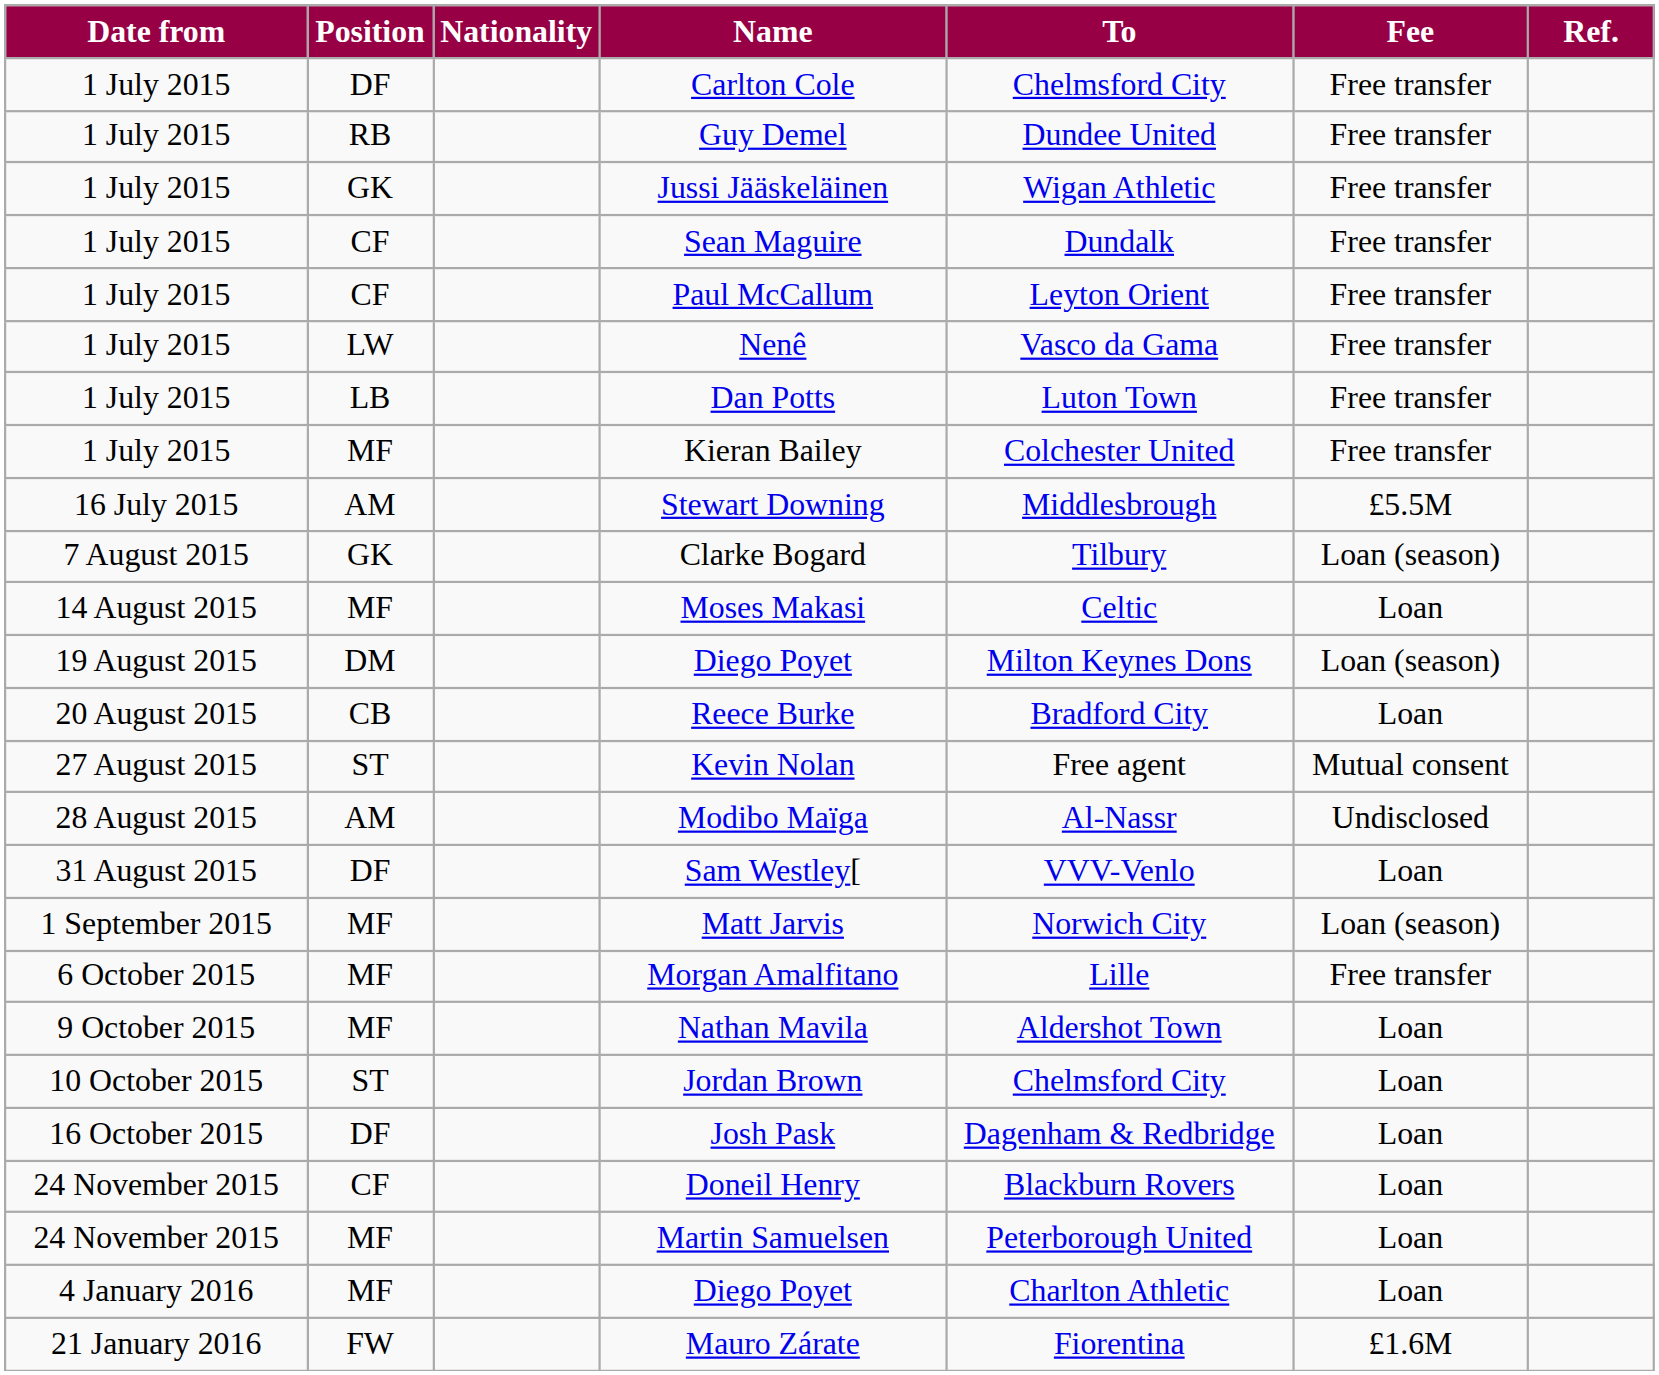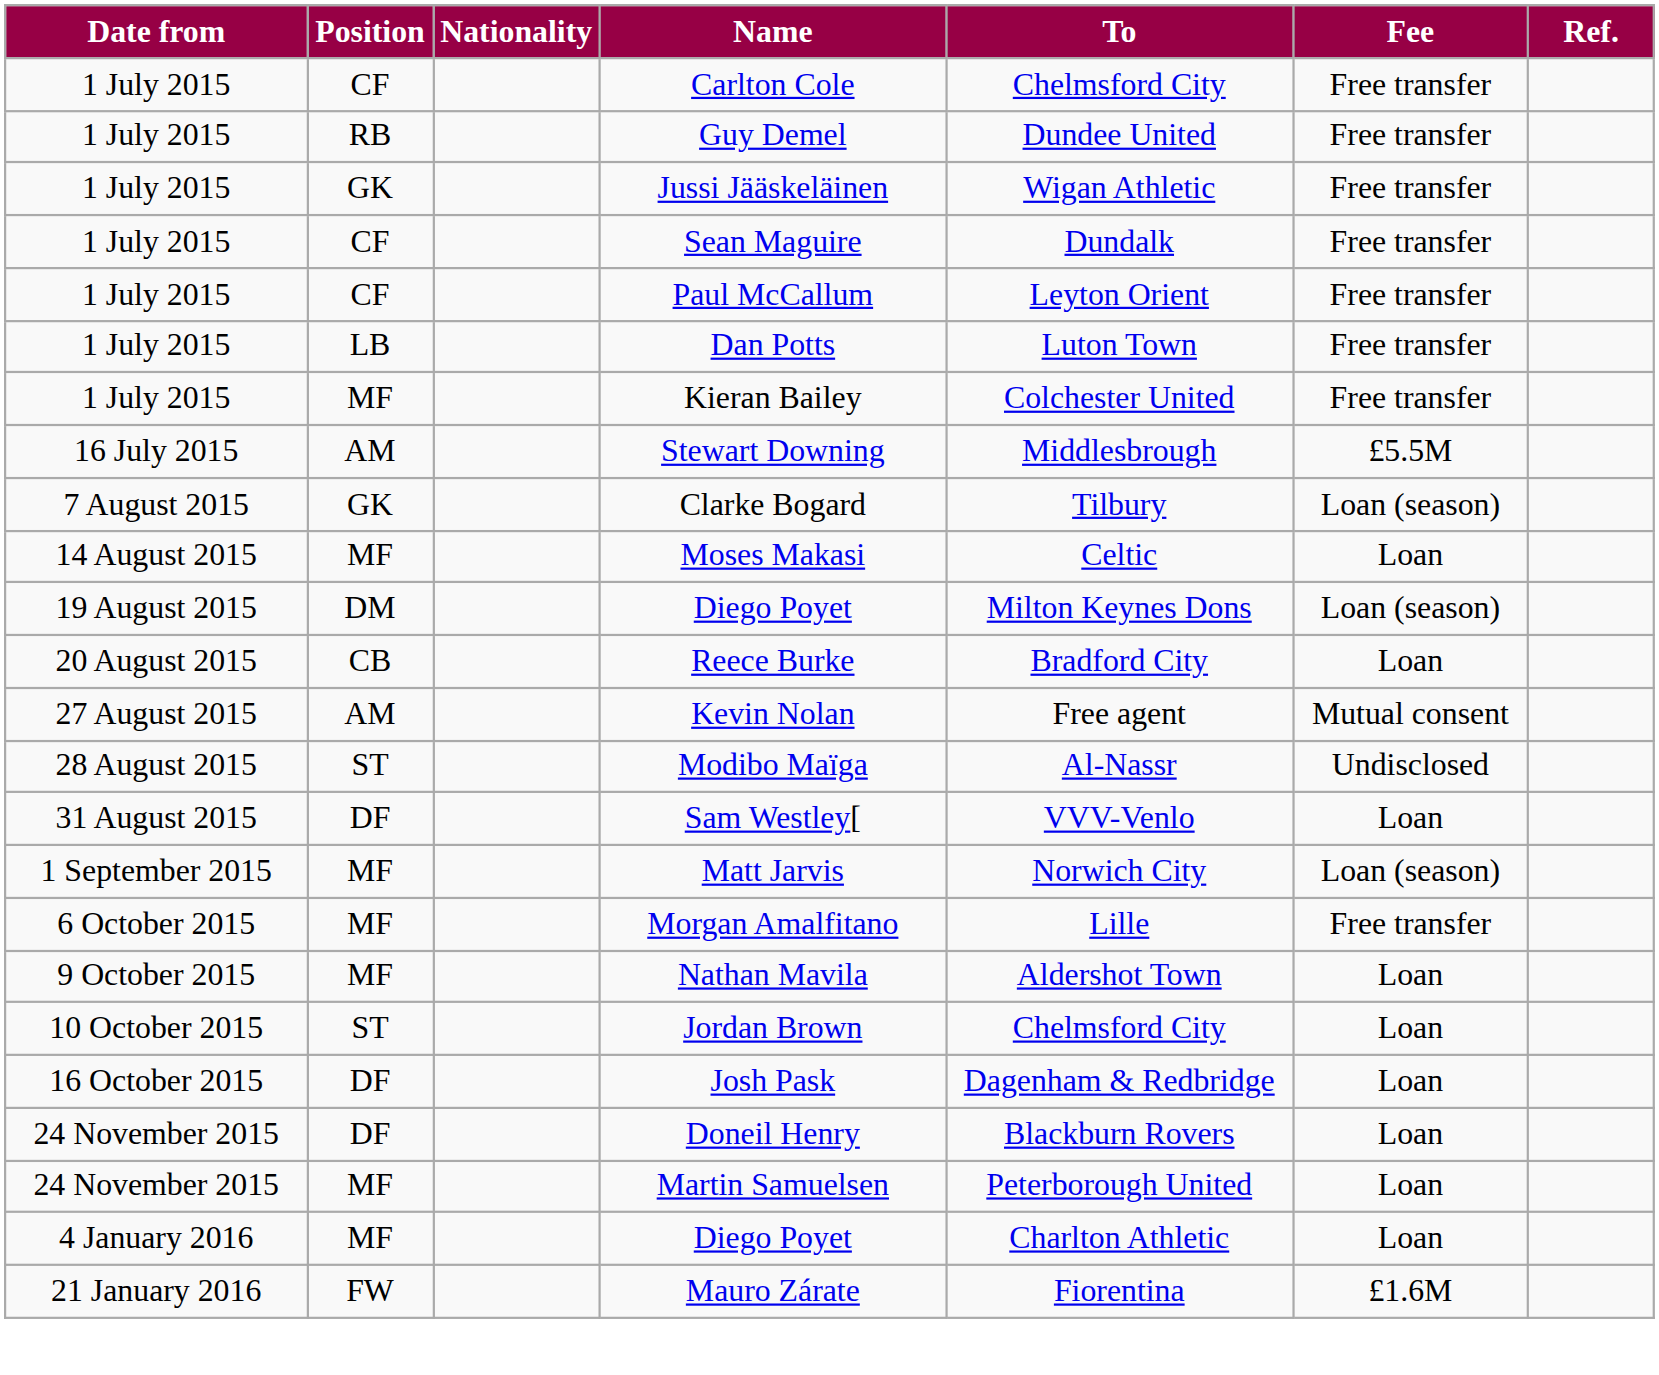(370, 83) DF -> (370, 83) CF
- row: (156, 346)
(370, 765) ST -> (370, 713) AM
(370, 818) AM -> (370, 765) ST
(370, 1185) CF -> (370, 1133) DF
